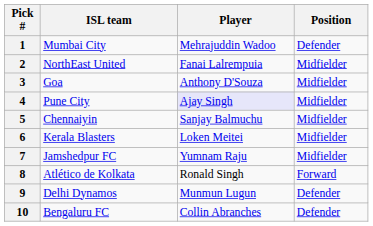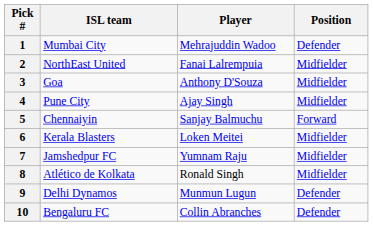(206, 100) lavender background -> (206, 100) no background
(322, 119) Midfielder -> (317, 119) Forward
(317, 175) Forward -> (322, 175) Midfielder
